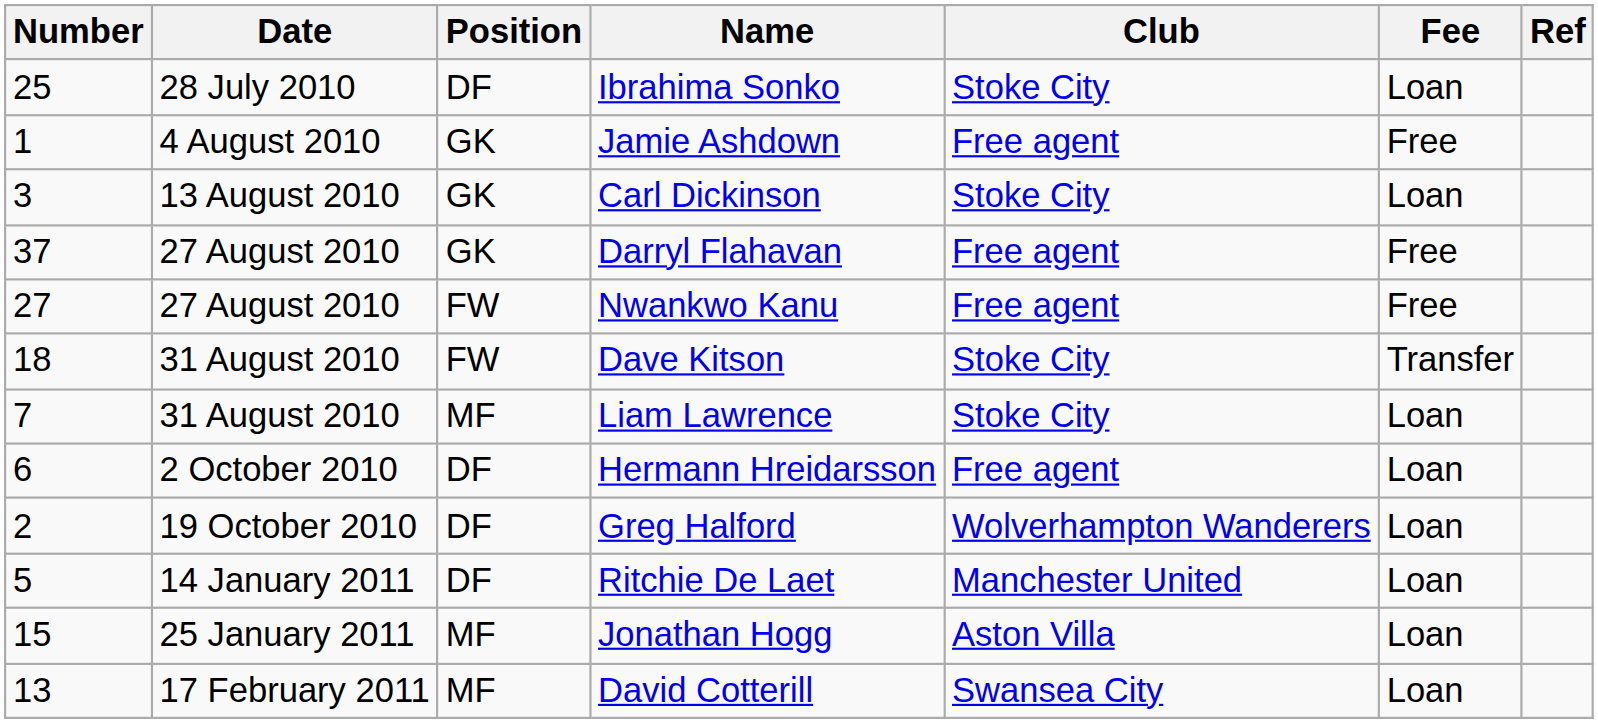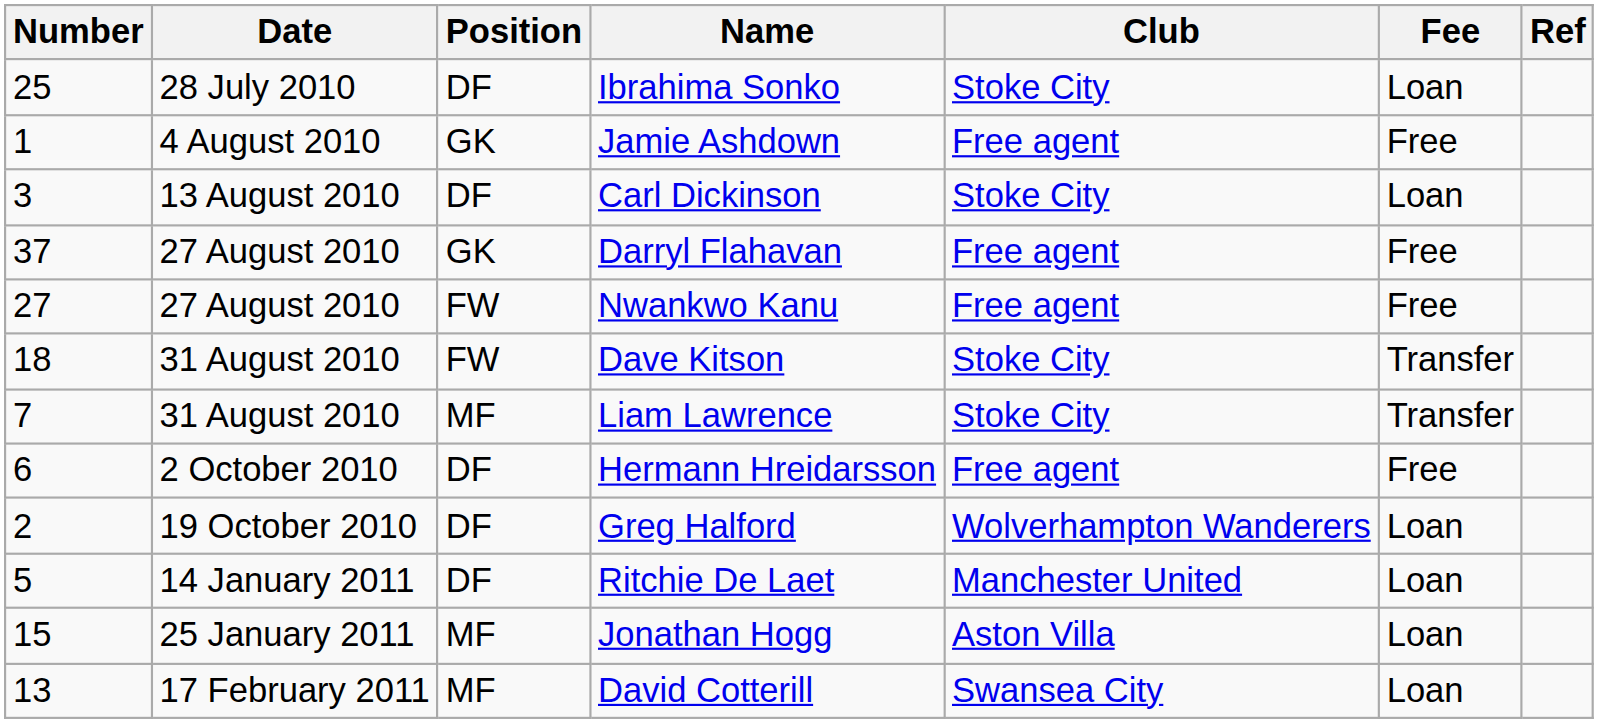(471, 196) GK -> (469, 196) DF
(1425, 415) Loan -> (1450, 415) Transfer
(1425, 470) Loan -> (1422, 470) Free
